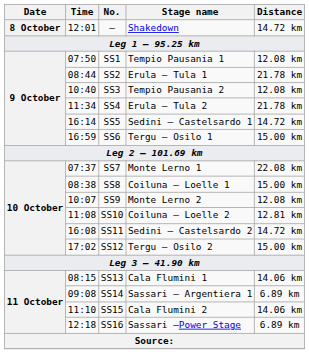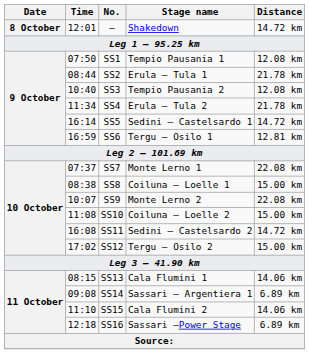(280, 137) 15.00 km -> (280, 137) 12.81 km
(280, 200) 12.08 km -> (280, 200) 22.08 km
(280, 216) 12.81 km -> (280, 216) 15.00 km
